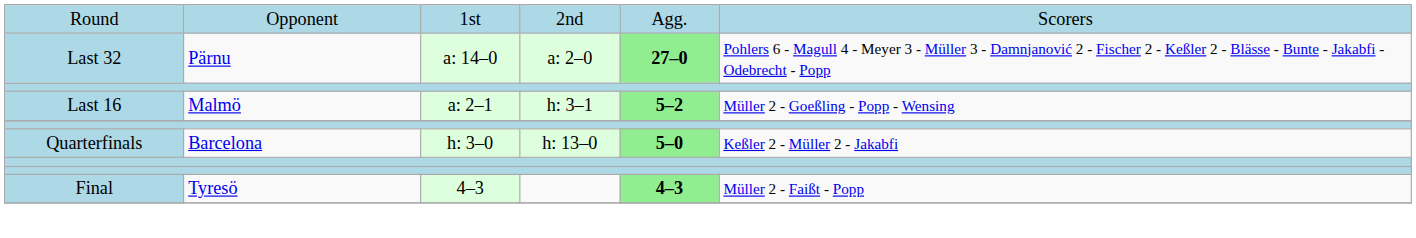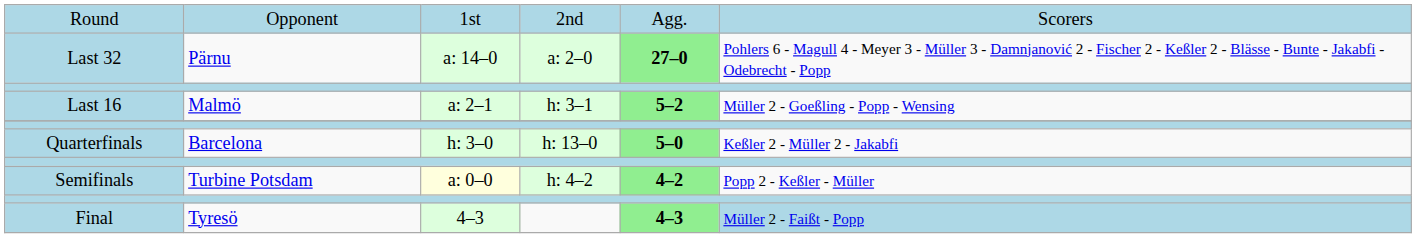+ row: (94, 180)
(794, 189) no background -> (794, 218) lightblue background
